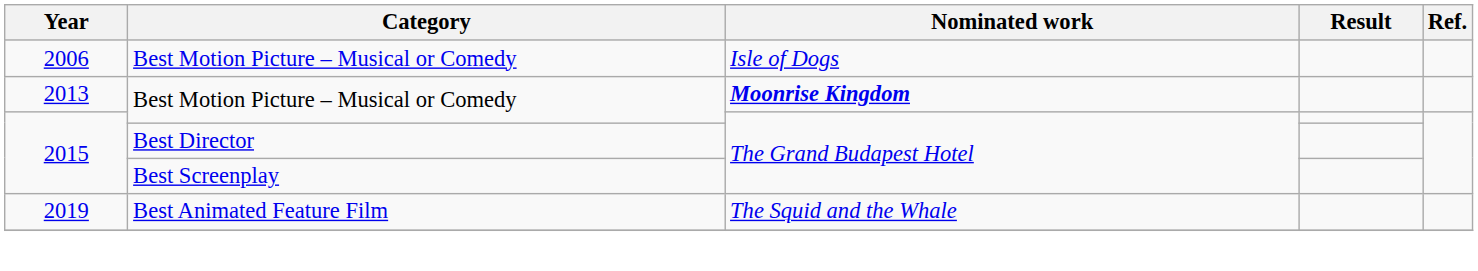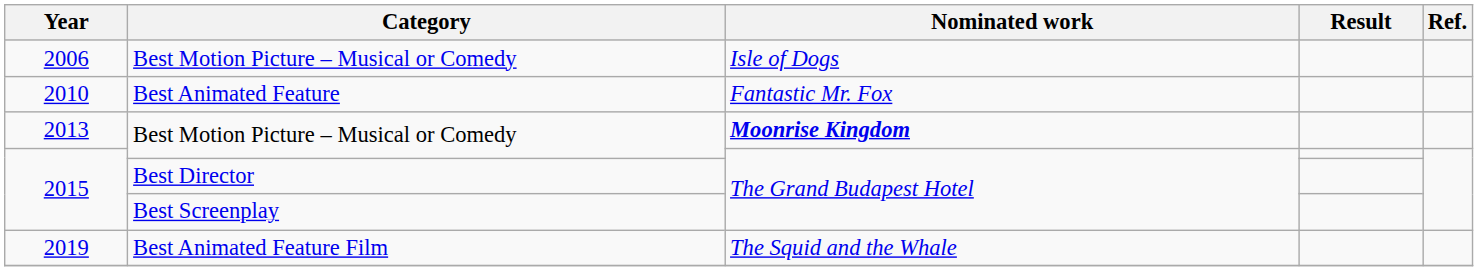+ row: (66, 93)
